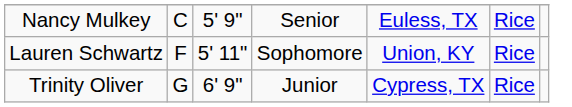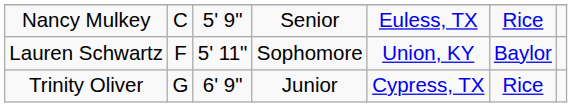(514, 53) Rice -> (523, 53) Baylor
